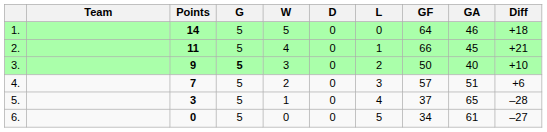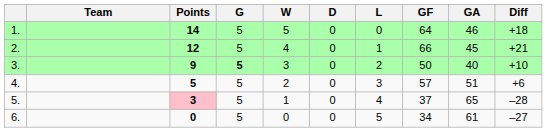(193, 48) 11 -> (193, 48) 12
(193, 83) 7 -> (193, 83) 5
(193, 100) no background -> (193, 100) pink background
